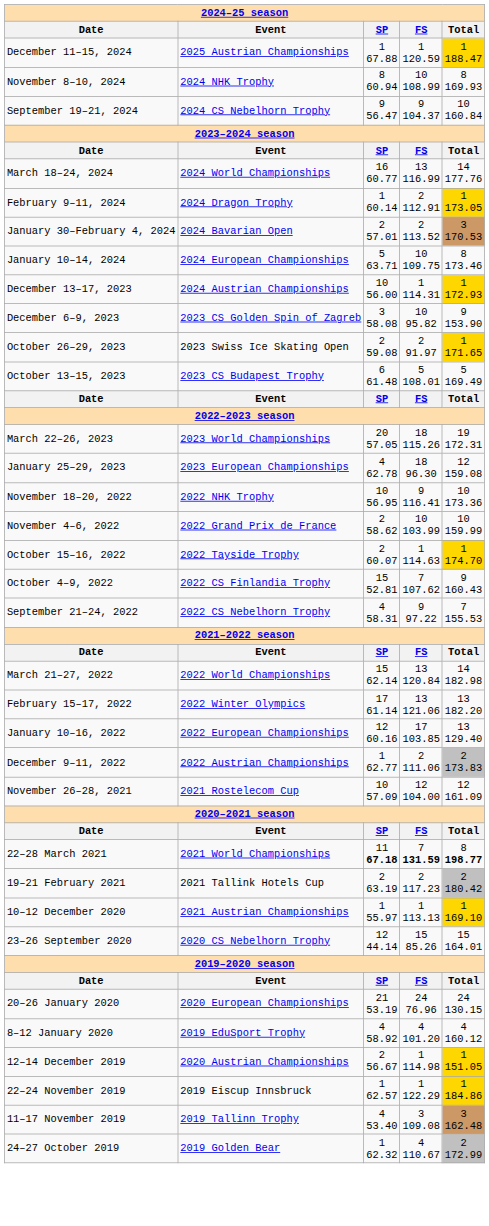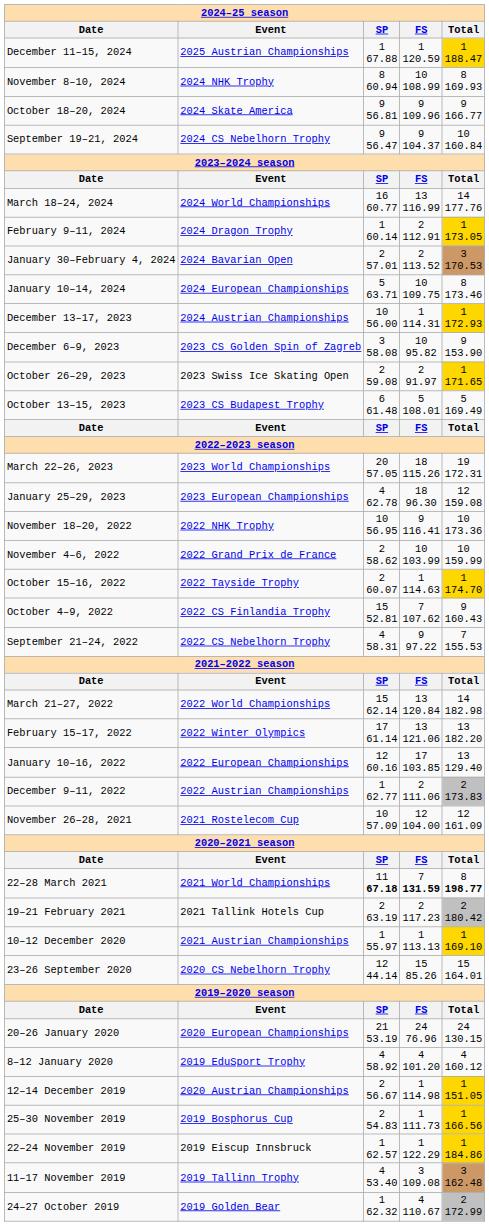+ row: (66, 111)
+ row: (66, 1120)
